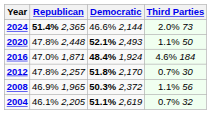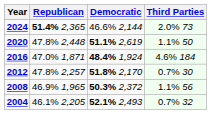(116, 42) 52.1% 2,493 -> (116, 42) 51.1% 2,619
(116, 102) 51.1% 2,619 -> (116, 102) 52.1% 2,493
